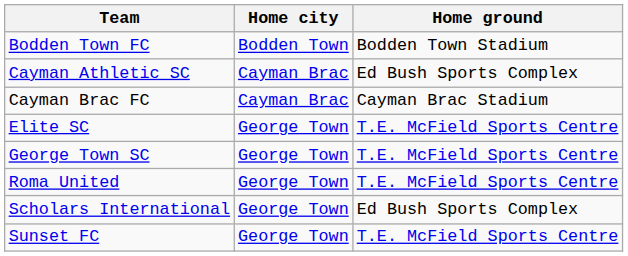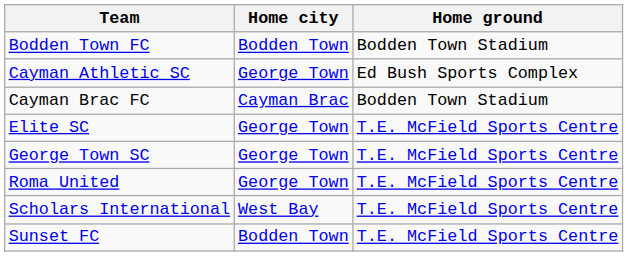(293, 73) Cayman Brac -> (293, 73) George Town
(452, 100) Cayman Brac Stadium -> (452, 100) Bodden Town Stadium
(293, 210) George Town -> (278, 210) West Bay
(467, 210) Ed Bush Sports Complex -> (488, 210) T.E. McField Sports Centre
(293, 237) George Town -> (293, 237) Bodden Town
